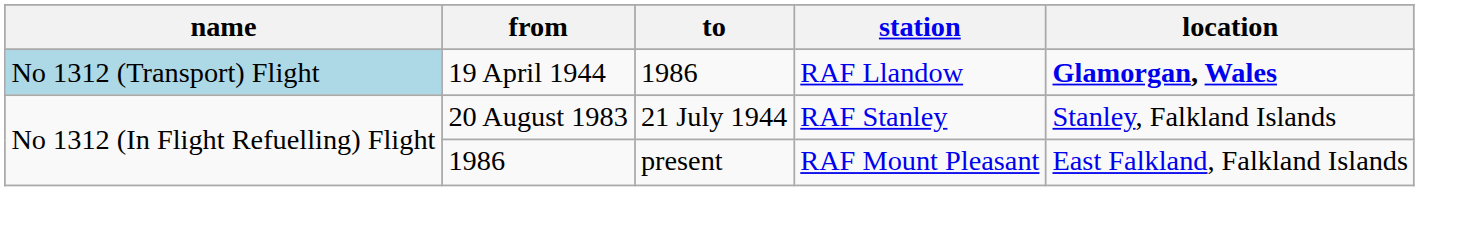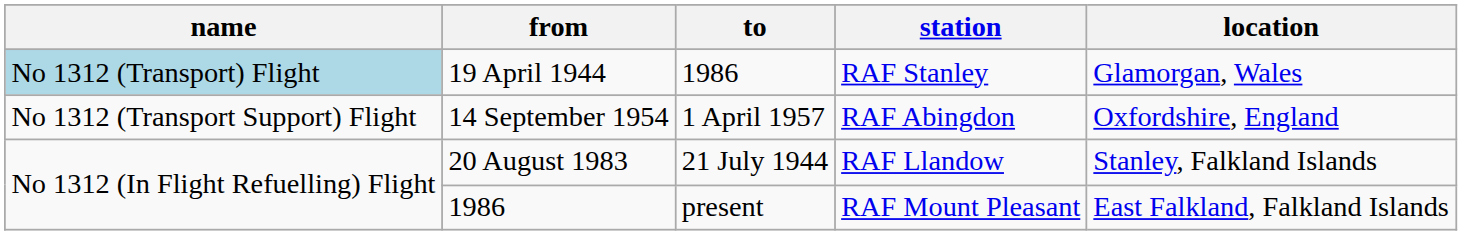(882, 71) RAF Llandow -> (915, 71) RAF Stanley
(1165, 71) bold -> (1198, 71) normal
+ row: (559, 116)
(874, 116) RAF Stanley -> (923, 161) RAF Llandow
